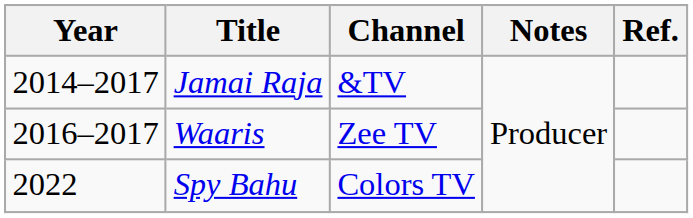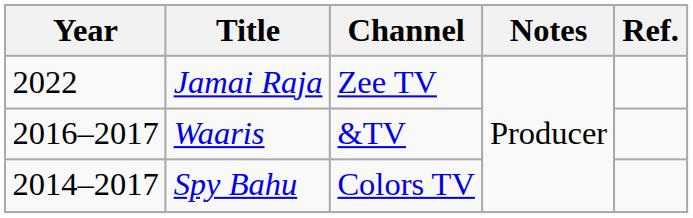(86, 81) 2014–2017 -> (45, 81) 2022
(372, 81) &TV -> (387, 81) Zee TV
(387, 133) Zee TV -> (372, 133) &TV
(45, 184) 2022 -> (86, 184) 2014–2017
